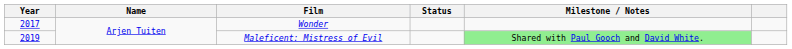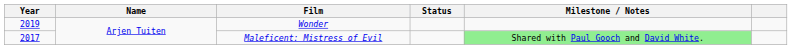(30, 24) 2017 -> (30, 24) 2019
(30, 38) 2019 -> (30, 38) 2017
